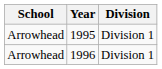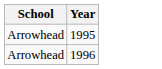- column: (128, 14)
